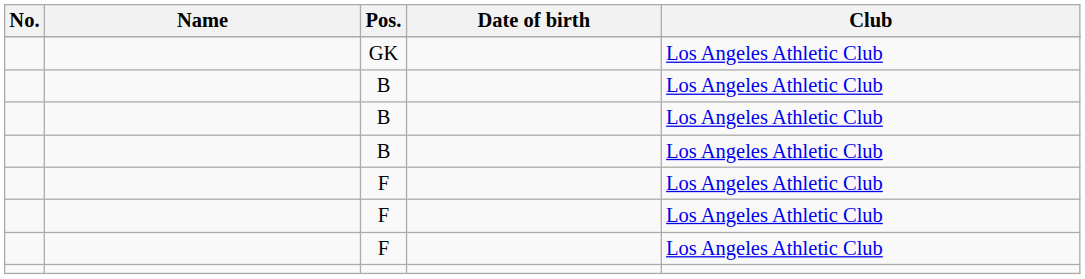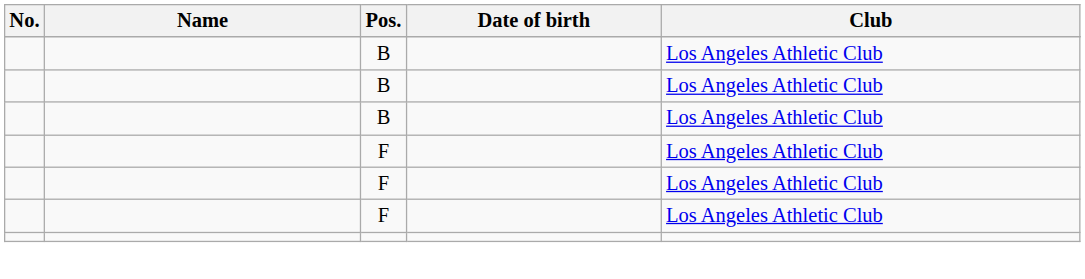- row: (24, 53)
